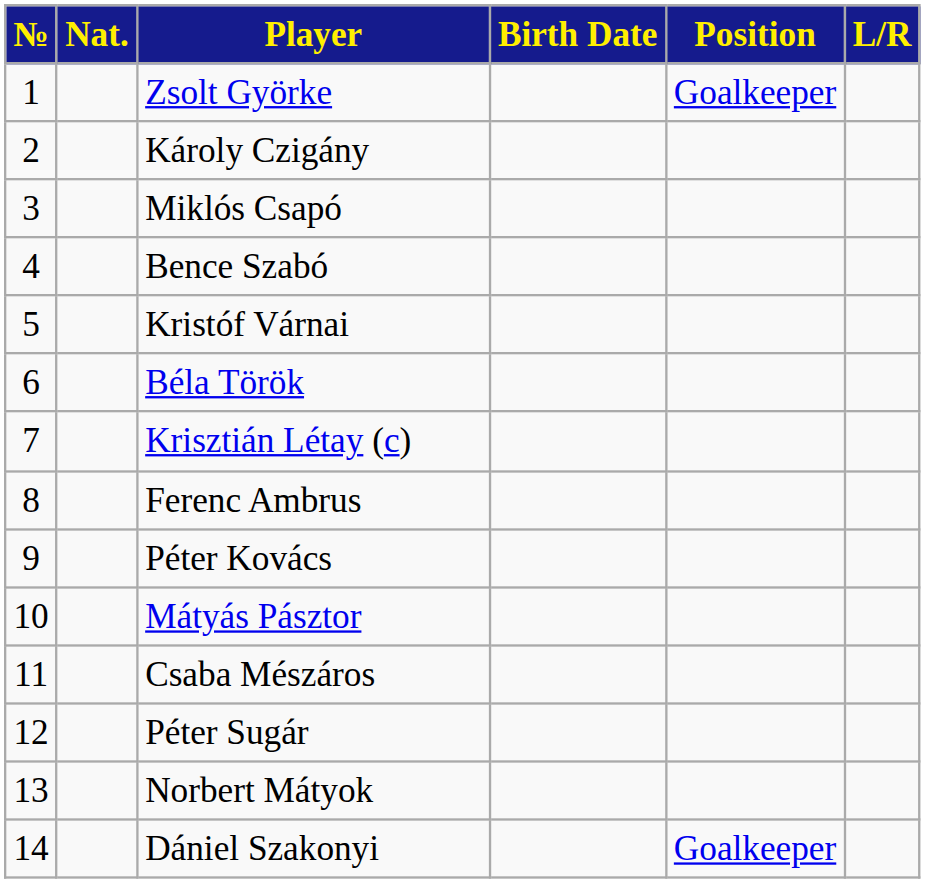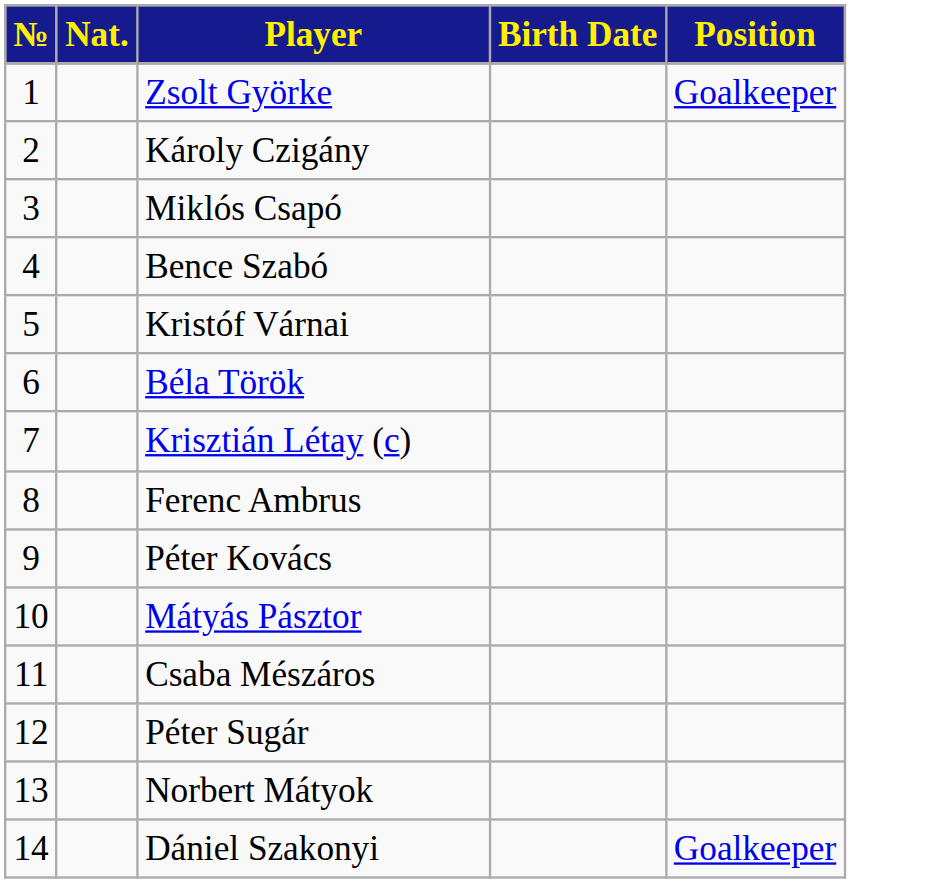- column: (882, 33)
